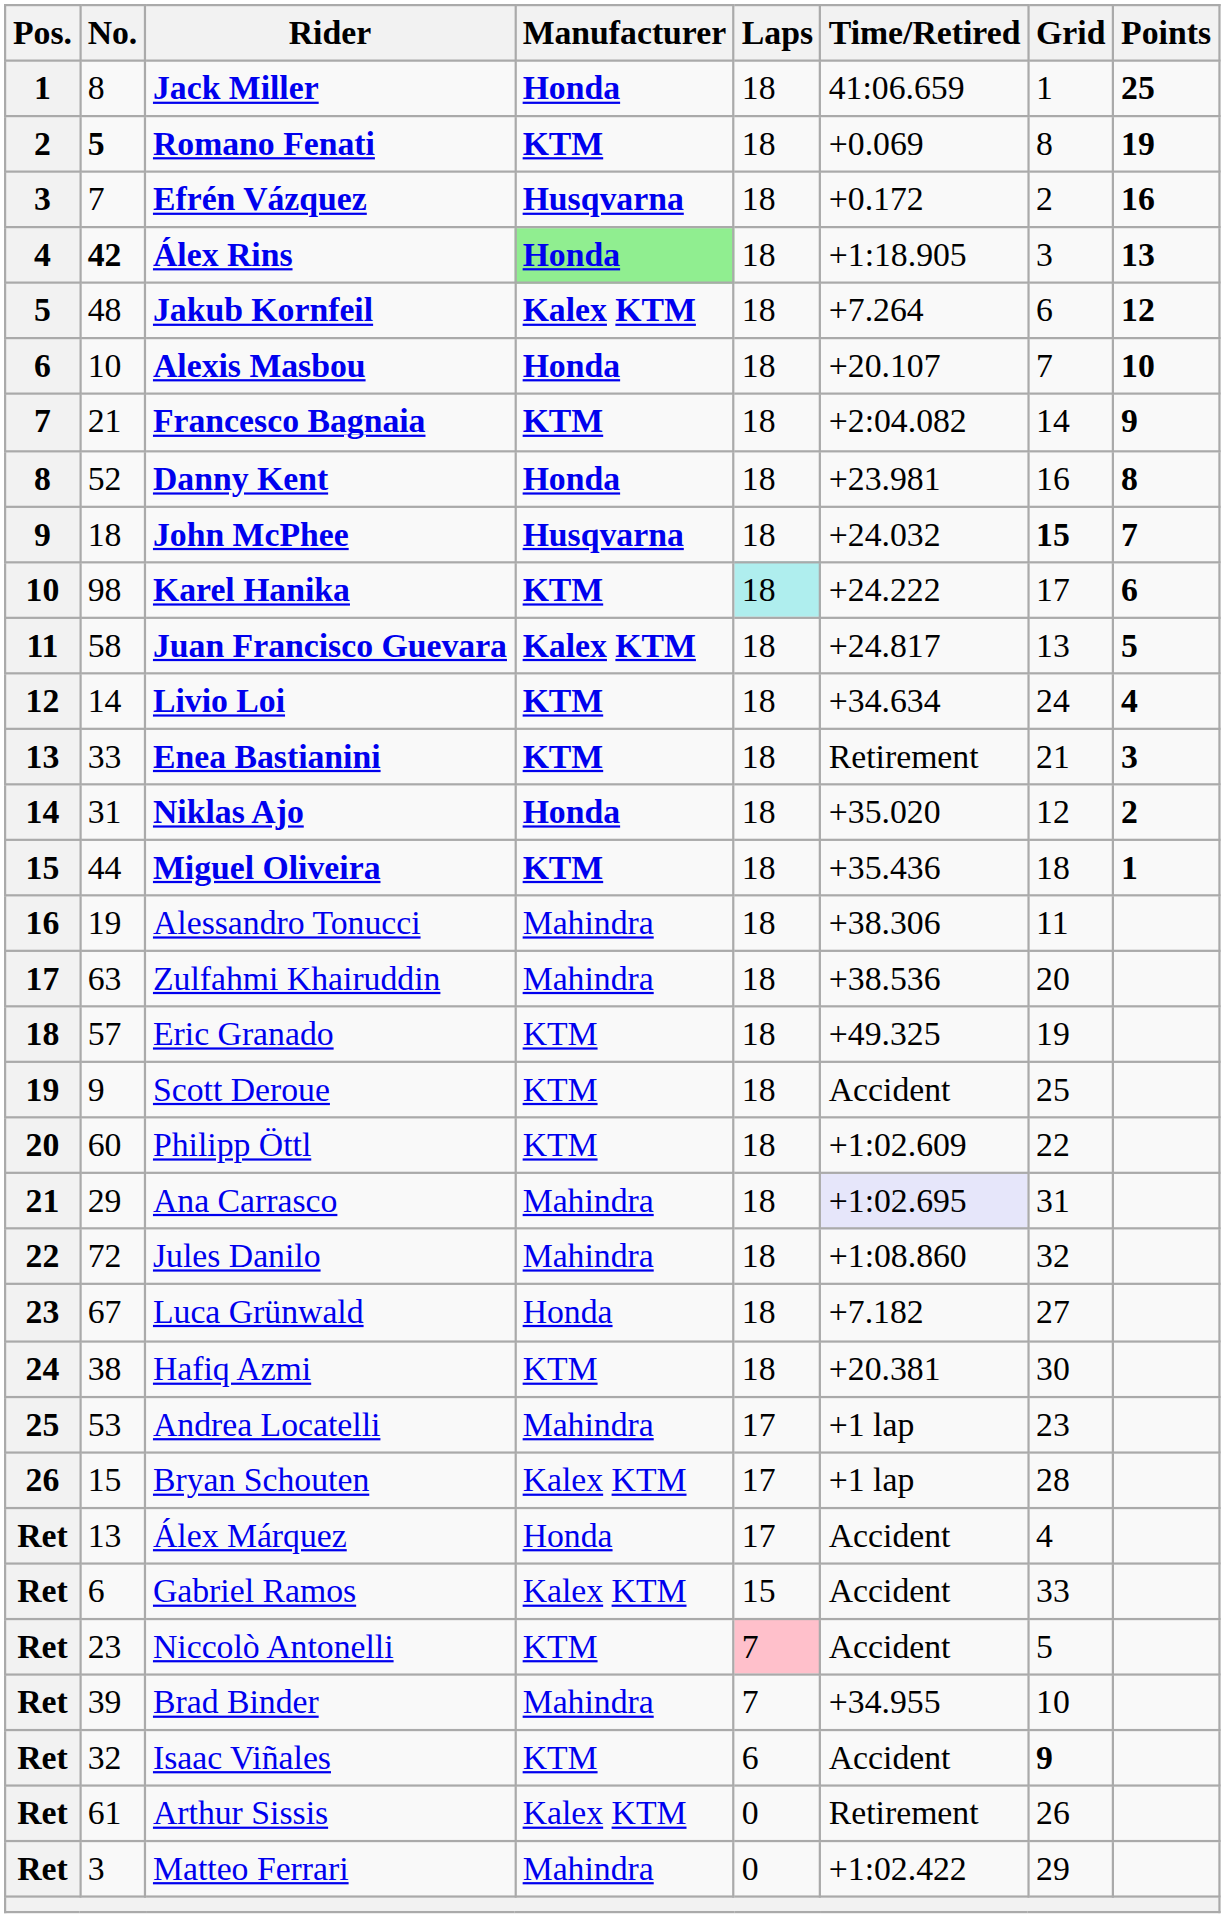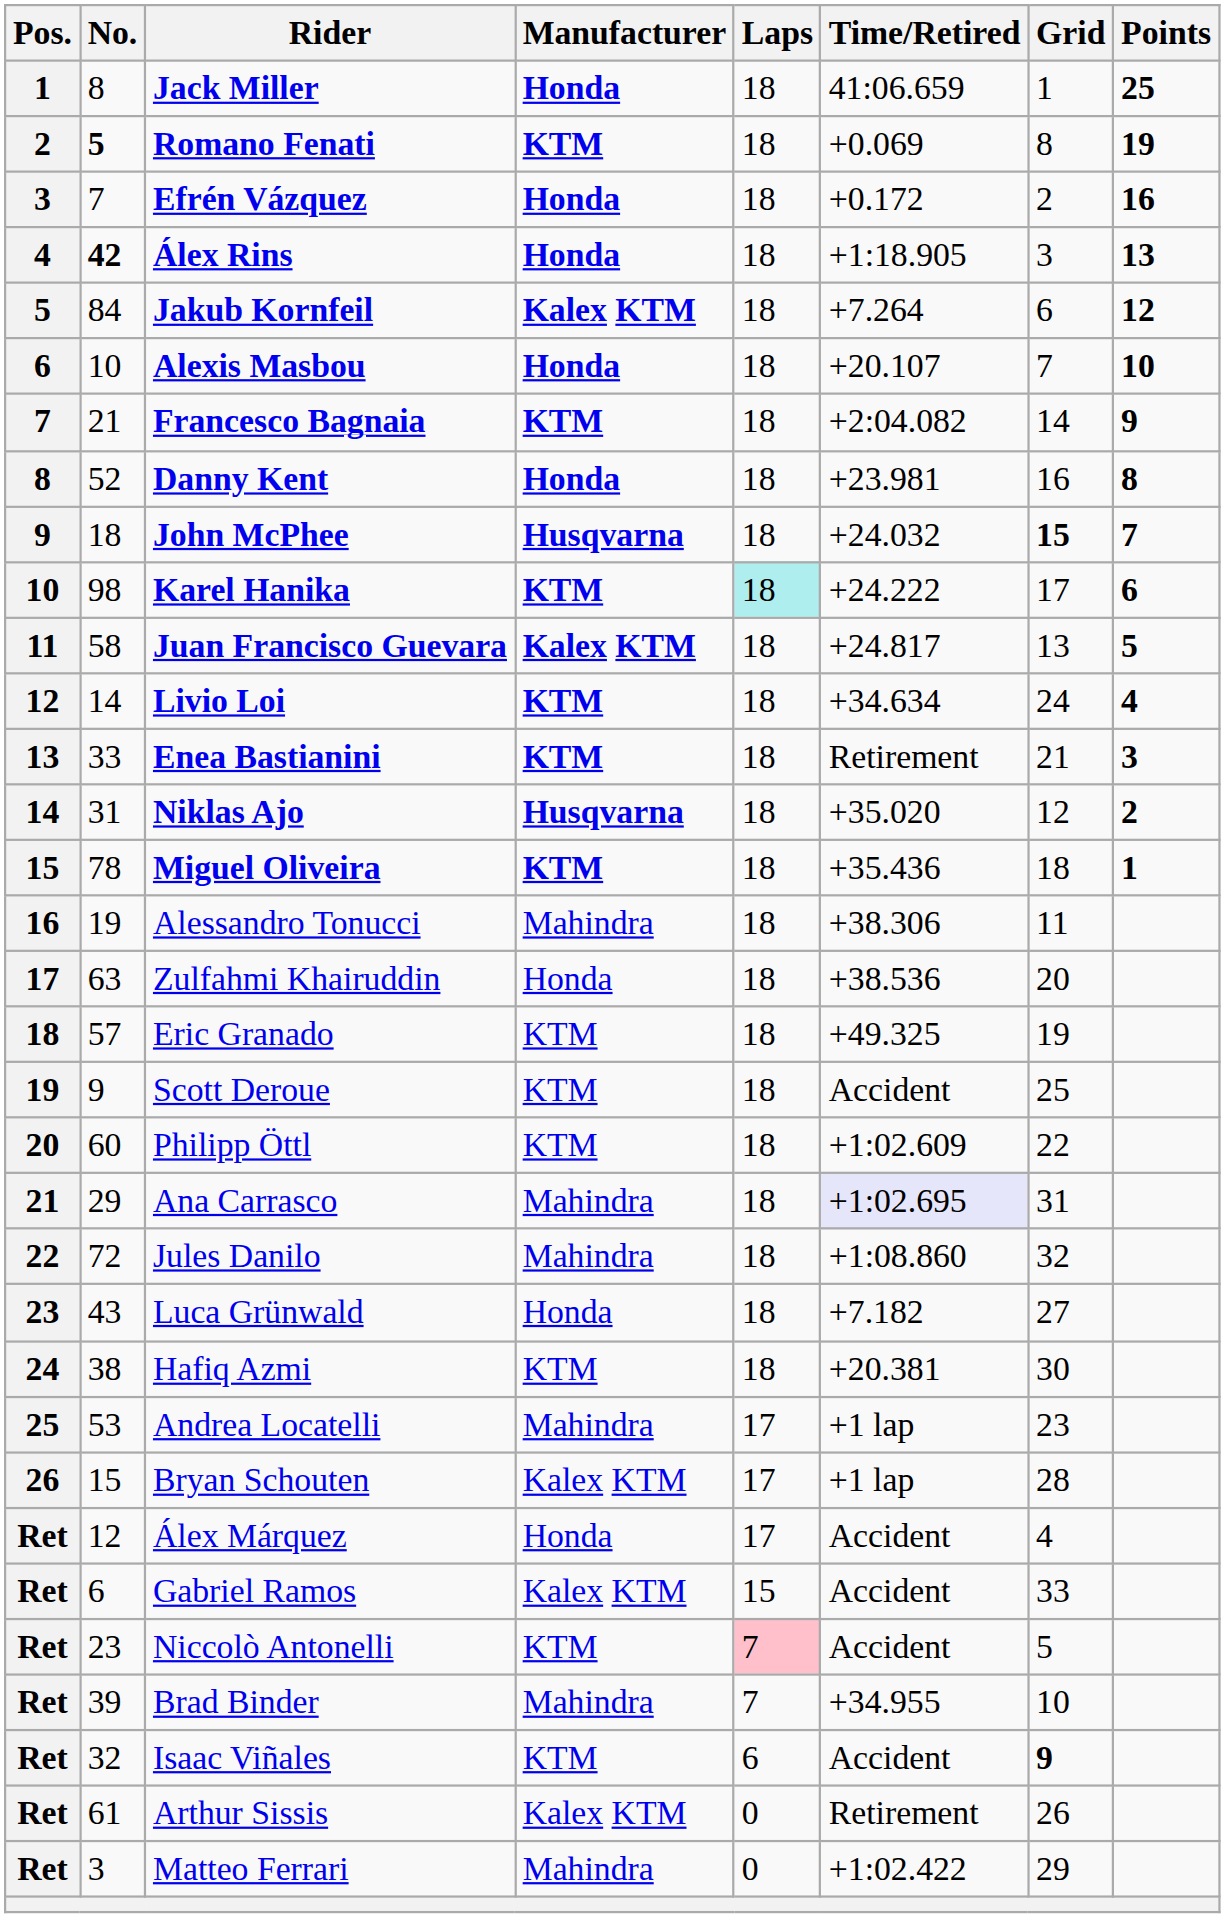(603, 199) Husqvarna -> (571, 199) Honda
(571, 255) lightgreen background -> (571, 255) no background
(104, 310) 48 -> (104, 310) 84
(571, 811) Honda -> (603, 811) Husqvarna
(104, 867) 44 -> (104, 867) 78
(588, 978) Mahindra -> (568, 978) Honda
(104, 1312) 67 -> (104, 1312) 43
(104, 1534) 13 -> (104, 1534) 12
